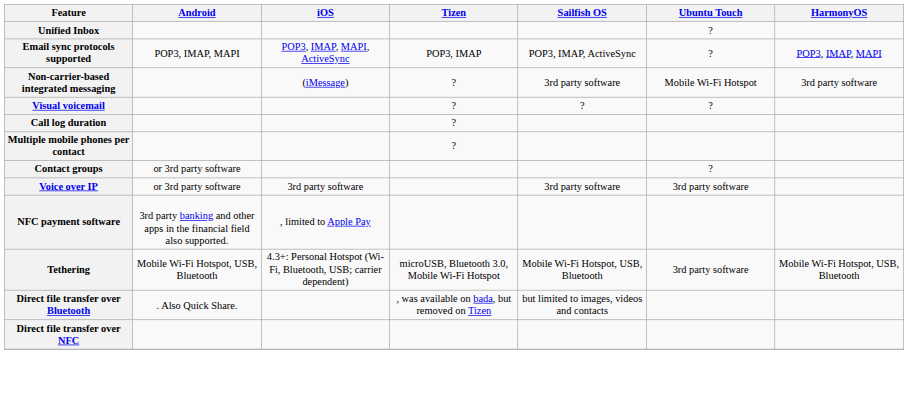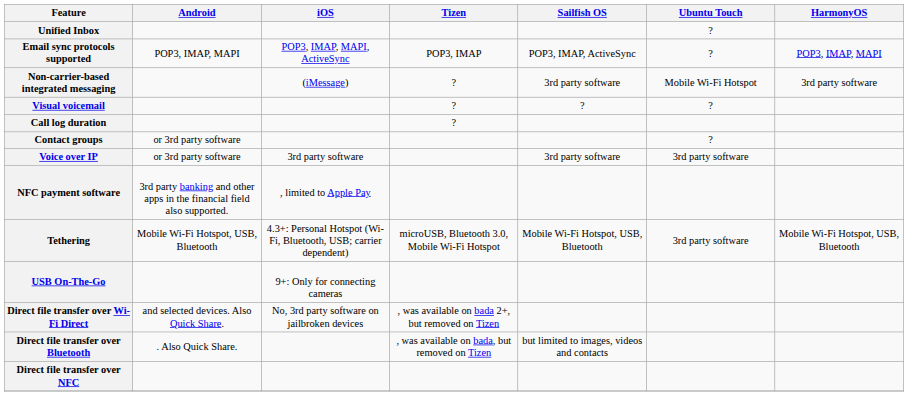- row: (69, 146)
+ row: (69, 282)
+ row: (69, 317)
